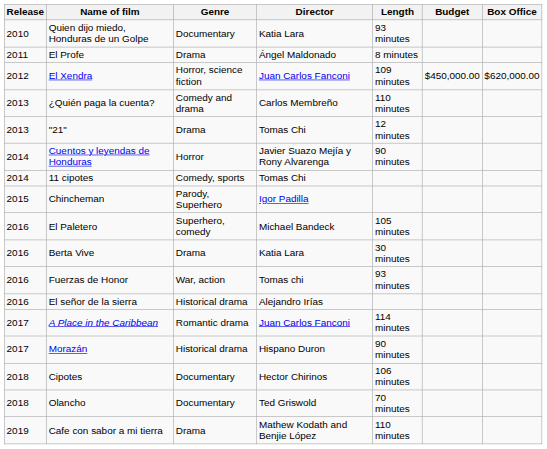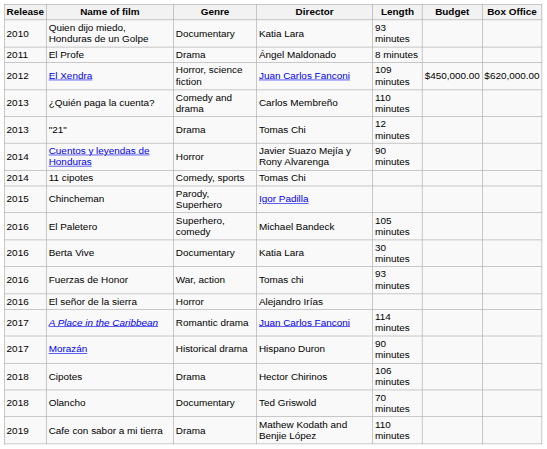(191, 253) Drama -> (205, 253) Documentary
(212, 301) Historical drama -> (190, 301) Horror
(205, 376) Documentary -> (191, 376) Drama
